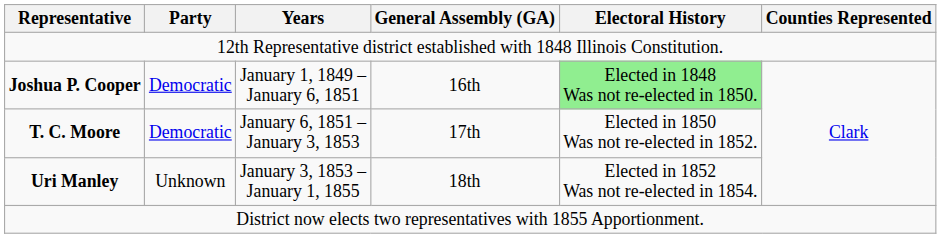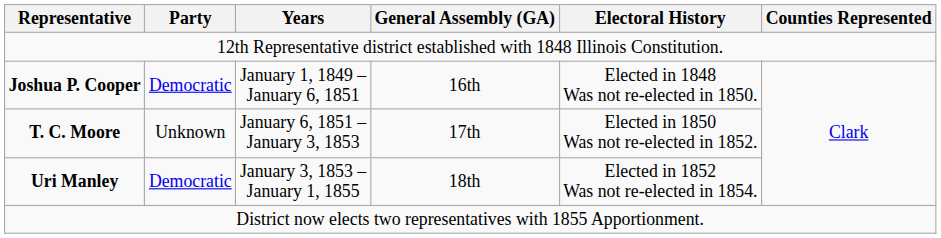(660, 84) lightgreen background -> (660, 84) no background
(190, 133) Democratic -> (190, 133) Unknown
(190, 181) Unknown -> (190, 181) Democratic
